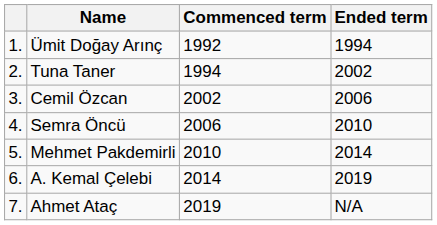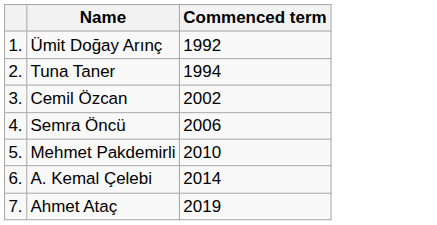- column: (381, 17)
